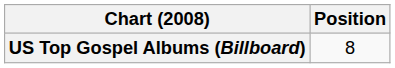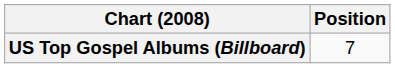(350, 47) 8 -> (350, 47) 7
